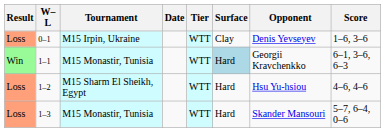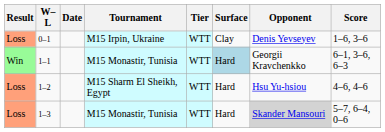columns swapped: (175, 17) <-> (111, 17)
(289, 114) no background -> (289, 114) lightgrey background
